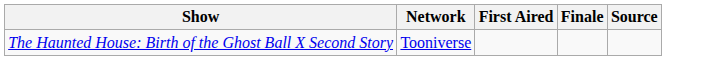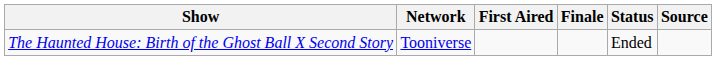+ column: (632, 17)
